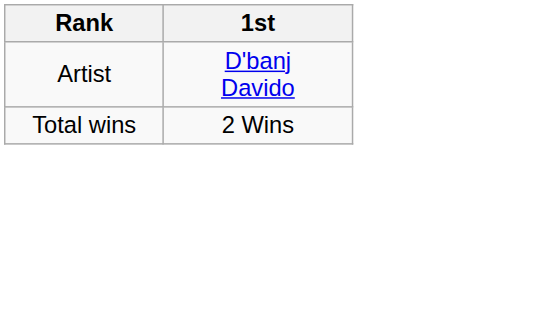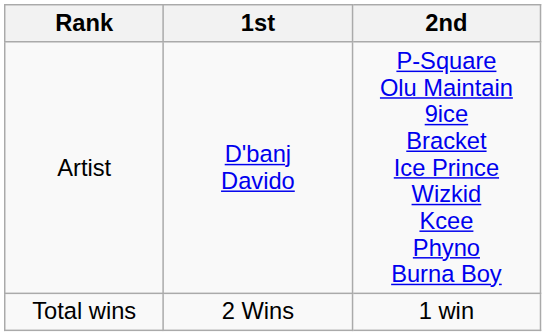+ column: (446, 23)
